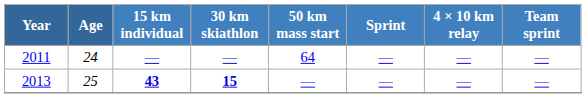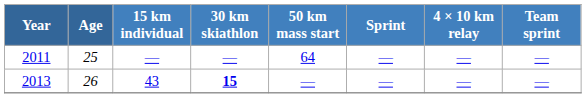(91, 57) 24 -> (91, 57) 25
(91, 81) 25 -> (91, 81) 26
(152, 81) bold -> (152, 81) normal
